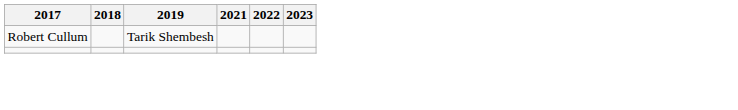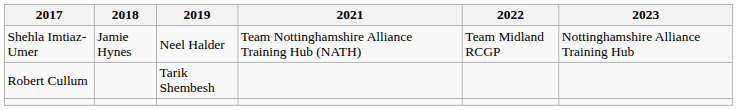+ row: (47, 44)
